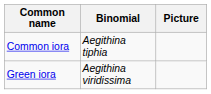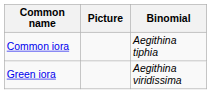columns swapped: (118, 18) <-> (181, 18)
